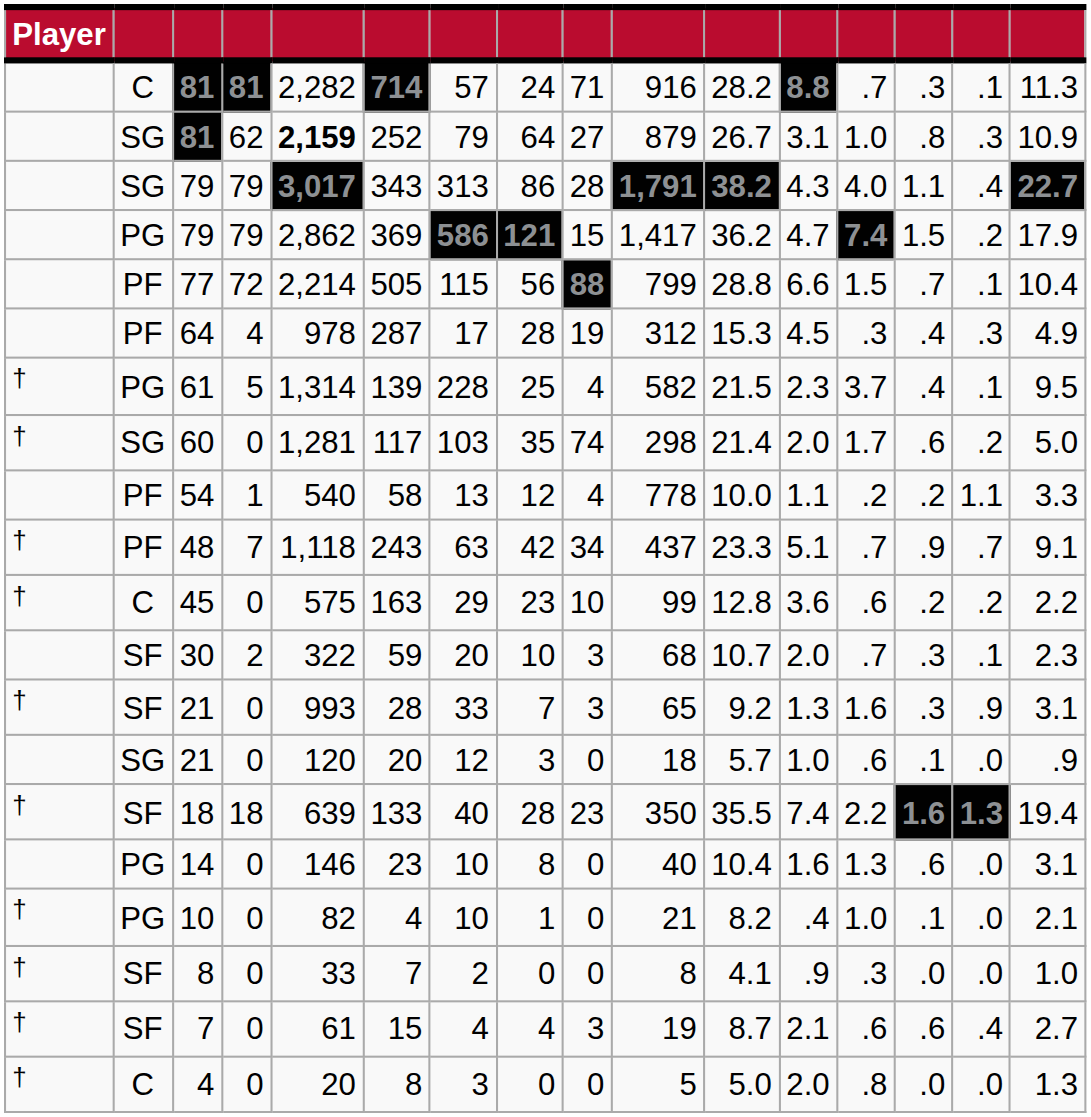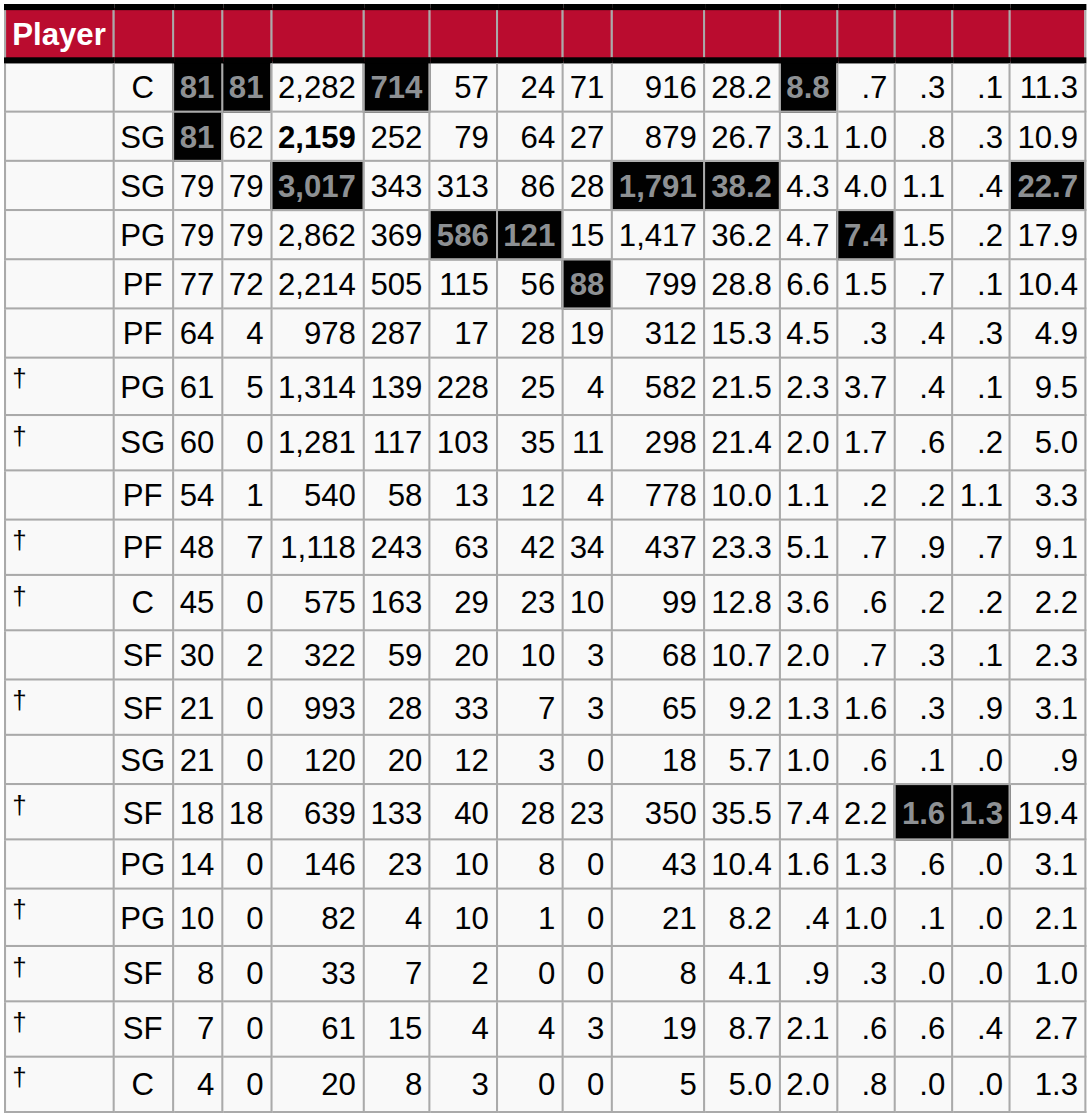(587, 442) 74 -> (588, 442) 11
(679, 865) 40 -> (679, 865) 43
